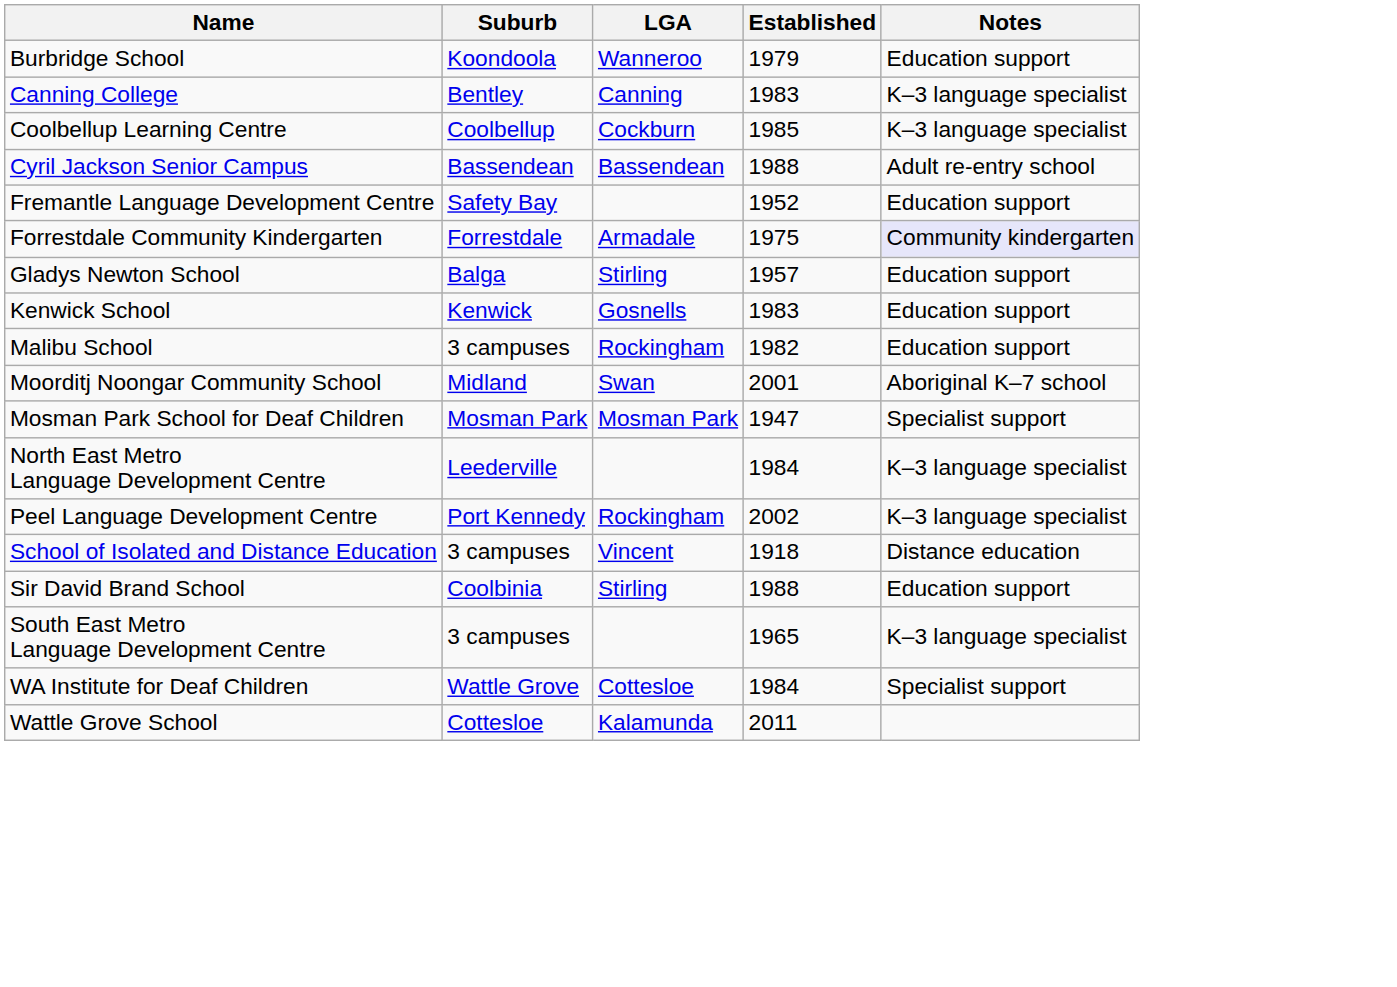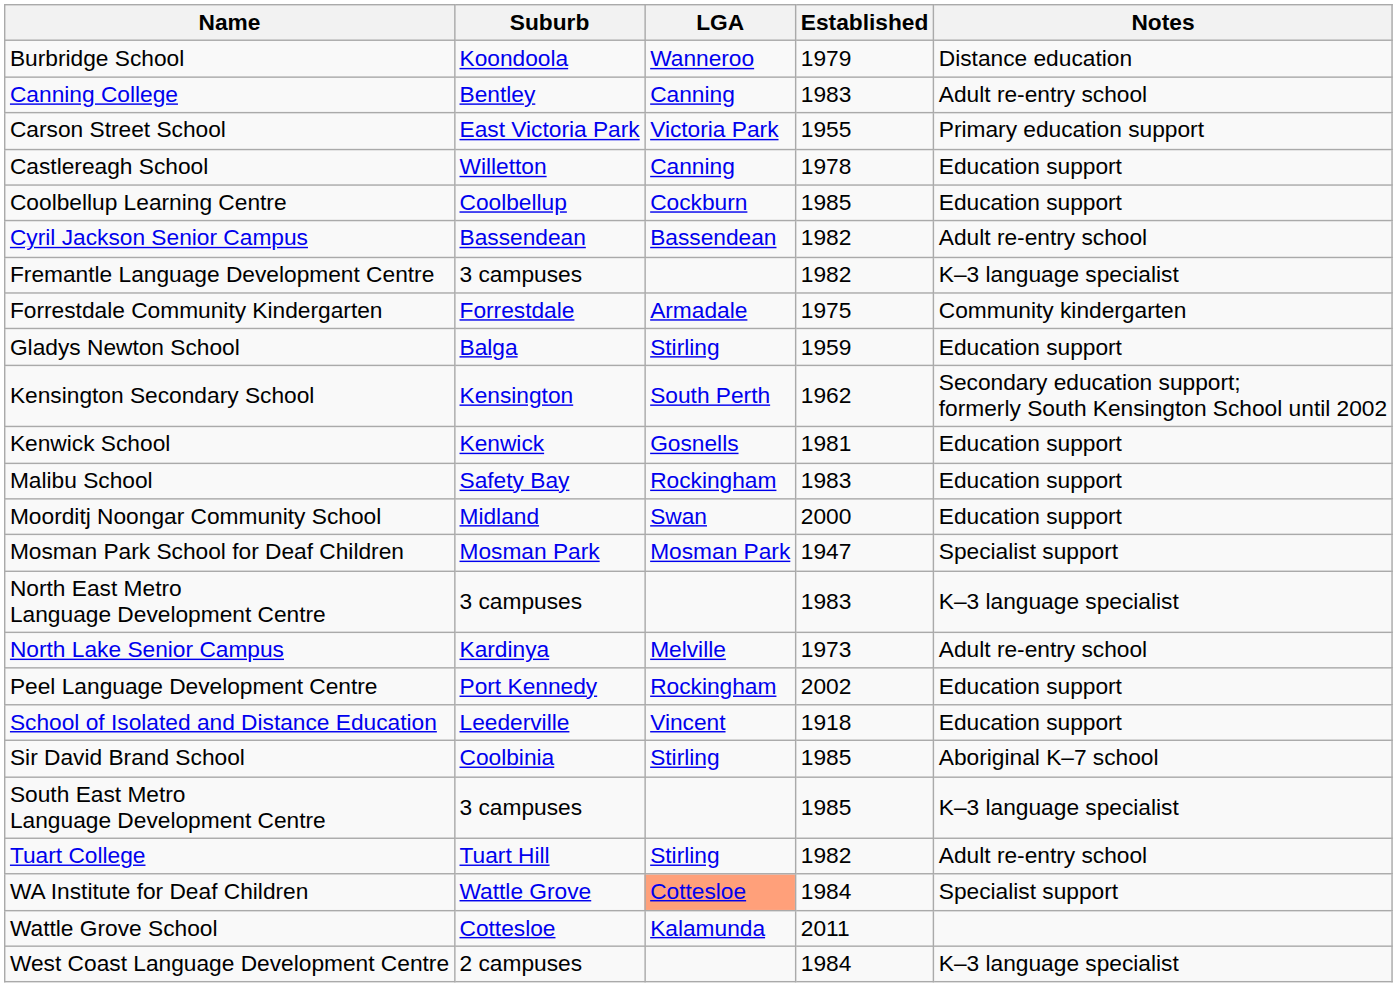(978, 58) Education support -> (1035, 58) Distance education
(1007, 94) K–3 language specialist -> (1043, 94) Adult re-entry school
+ row: (118, 130)
+ row: (109, 166)
(1007, 130) K–3 language specialist -> (1030, 202) Education support
(774, 166) 1988 -> (826, 238) 1982
(502, 202) Safety Bay -> (521, 274) 3 campuses
(774, 202) 1952 -> (826, 274) 1982
(978, 202) Education support -> (1059, 274) K–3 language specialist
(1010, 238) lavender background -> (1063, 310) no background
(774, 274) 1957 -> (826, 346) 1959
+ row: (162, 395)
(774, 310) 1983 -> (826, 444) 1981
(509, 346) 3 campuses -> (514, 480) Safety Bay
(774, 346) 1982 -> (826, 480) 1983
(774, 382) 2001 -> (826, 516) 2000
(996, 382) Aboriginal K–7 school -> (1030, 516) Education support
(502, 467) Leederville -> (521, 601) 3 campuses
(774, 467) 1984 -> (826, 601) 1983
+ row: (147, 650)
(1007, 516) K–3 language specialist -> (1030, 686) Education support
(509, 552) 3 campuses -> (514, 722) Leederville
(983, 552) Distance education -> (1030, 722) Education support
(774, 588) 1988 -> (826, 758) 1985
(978, 588) Education support -> (1049, 758) Aboriginal K–7 school
(774, 637) 1965 -> (826, 807) 1985
+ row: (78, 855)
(646, 686) no background -> (698, 891) lightsalmon background
+ row: (229, 963)
